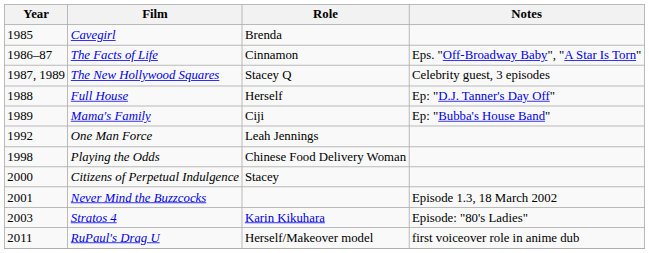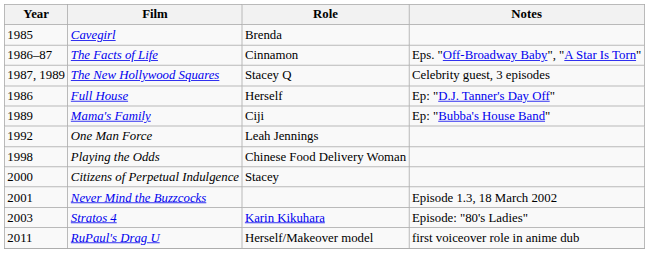(20, 95) 1988 -> (20, 95) 1986
